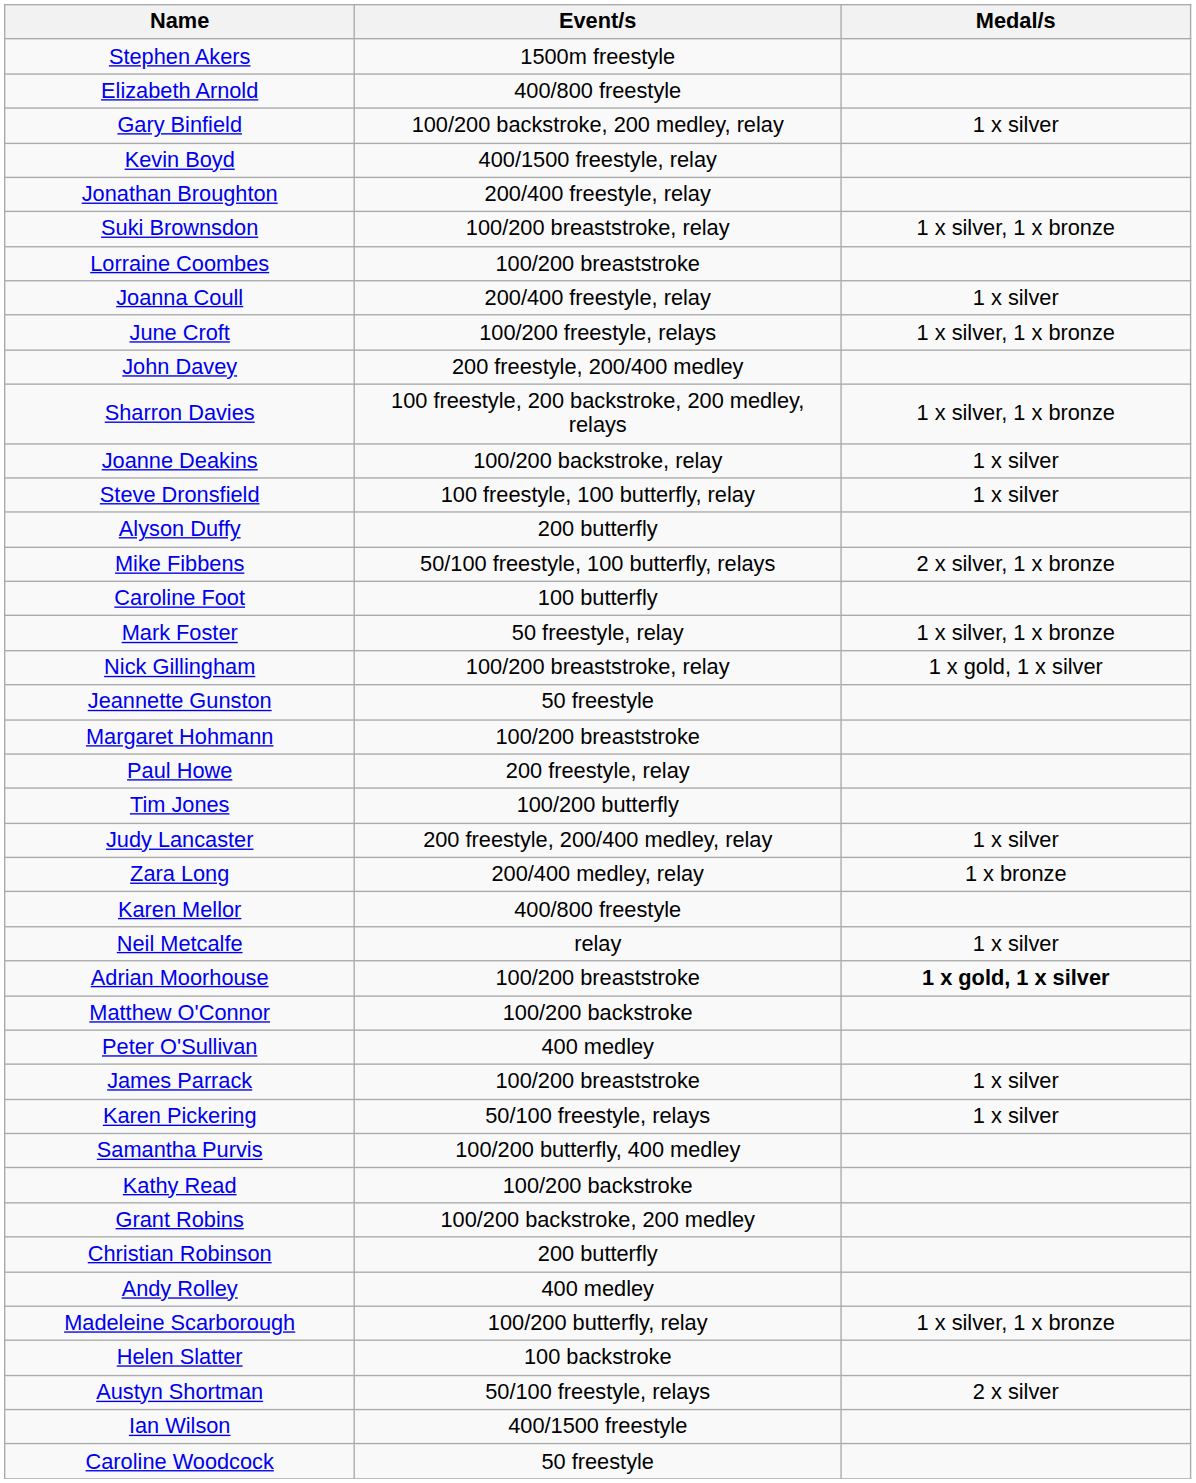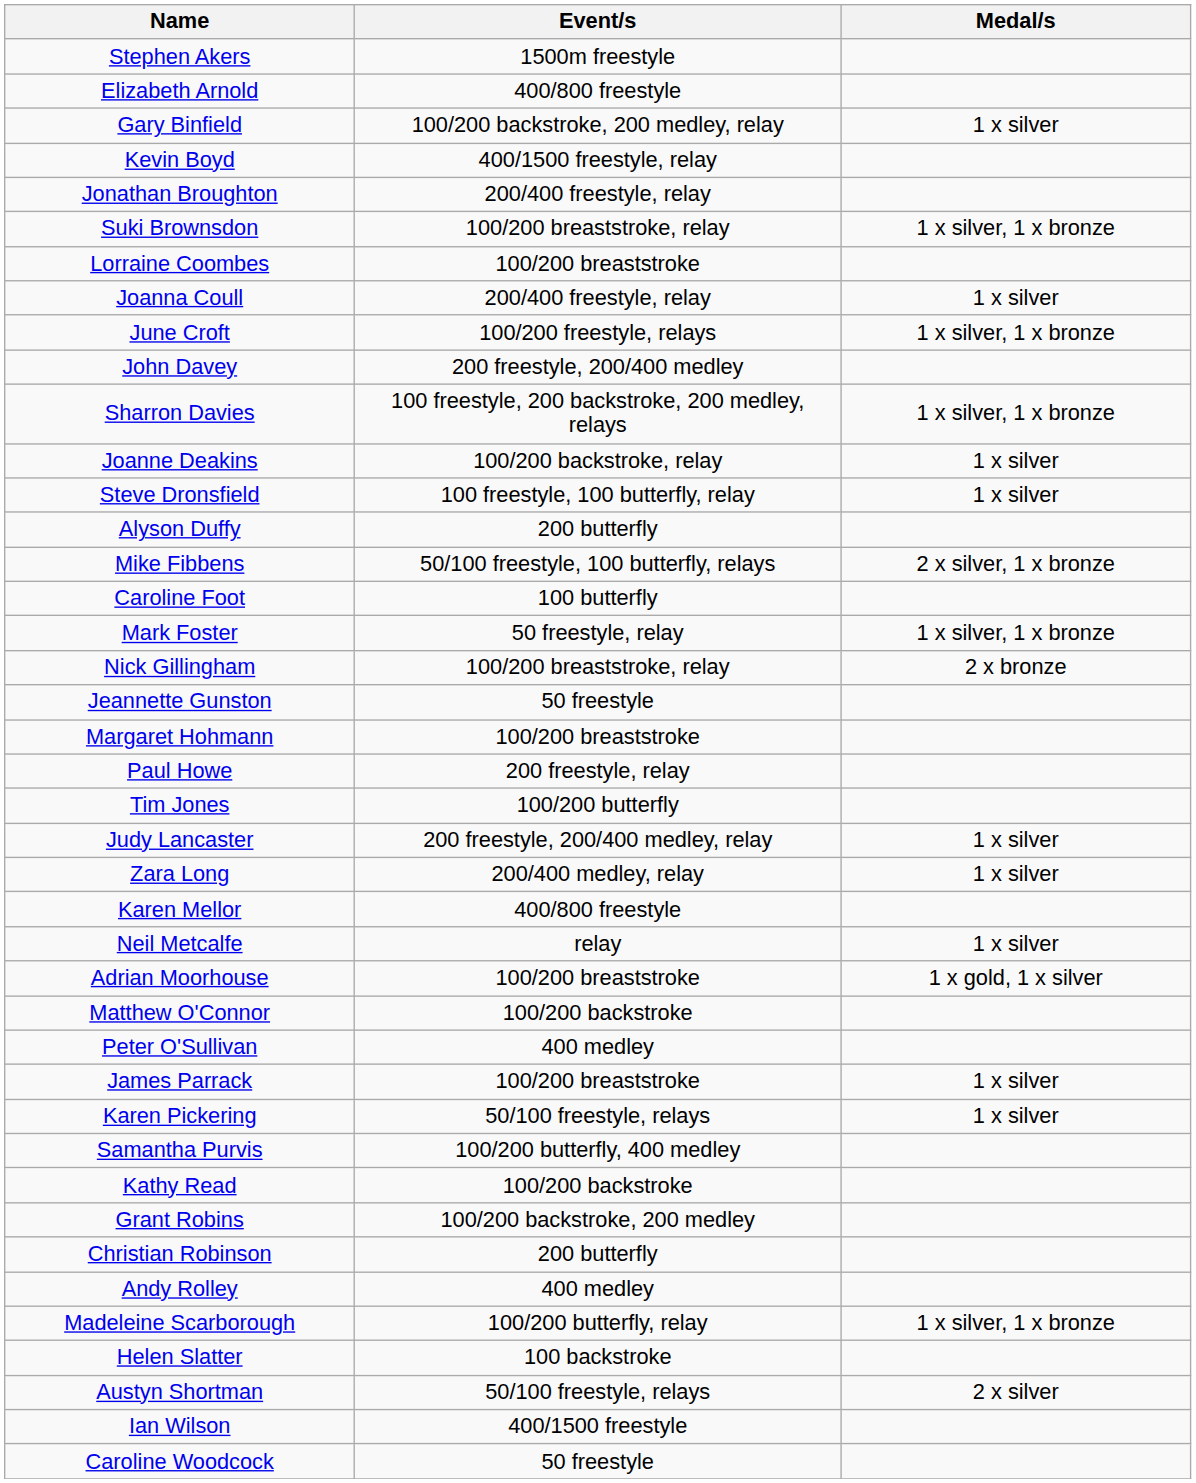(1016, 667) 1 x gold, 1 x silver -> (1016, 667) 2 x bronze
(1016, 874) 1 x bronze -> (1016, 874) 1 x silver
(1016, 978) bold -> (1016, 978) normal
